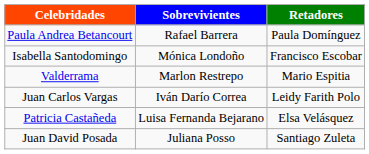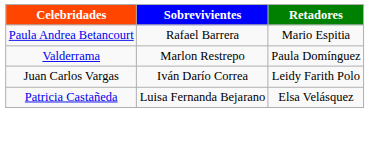(316, 35) Paula Domínguez -> (316, 35) Mario Espitia
- row: (70, 55)
(316, 76) Mario Espitia -> (316, 55) Paula Domínguez
- row: (70, 138)
